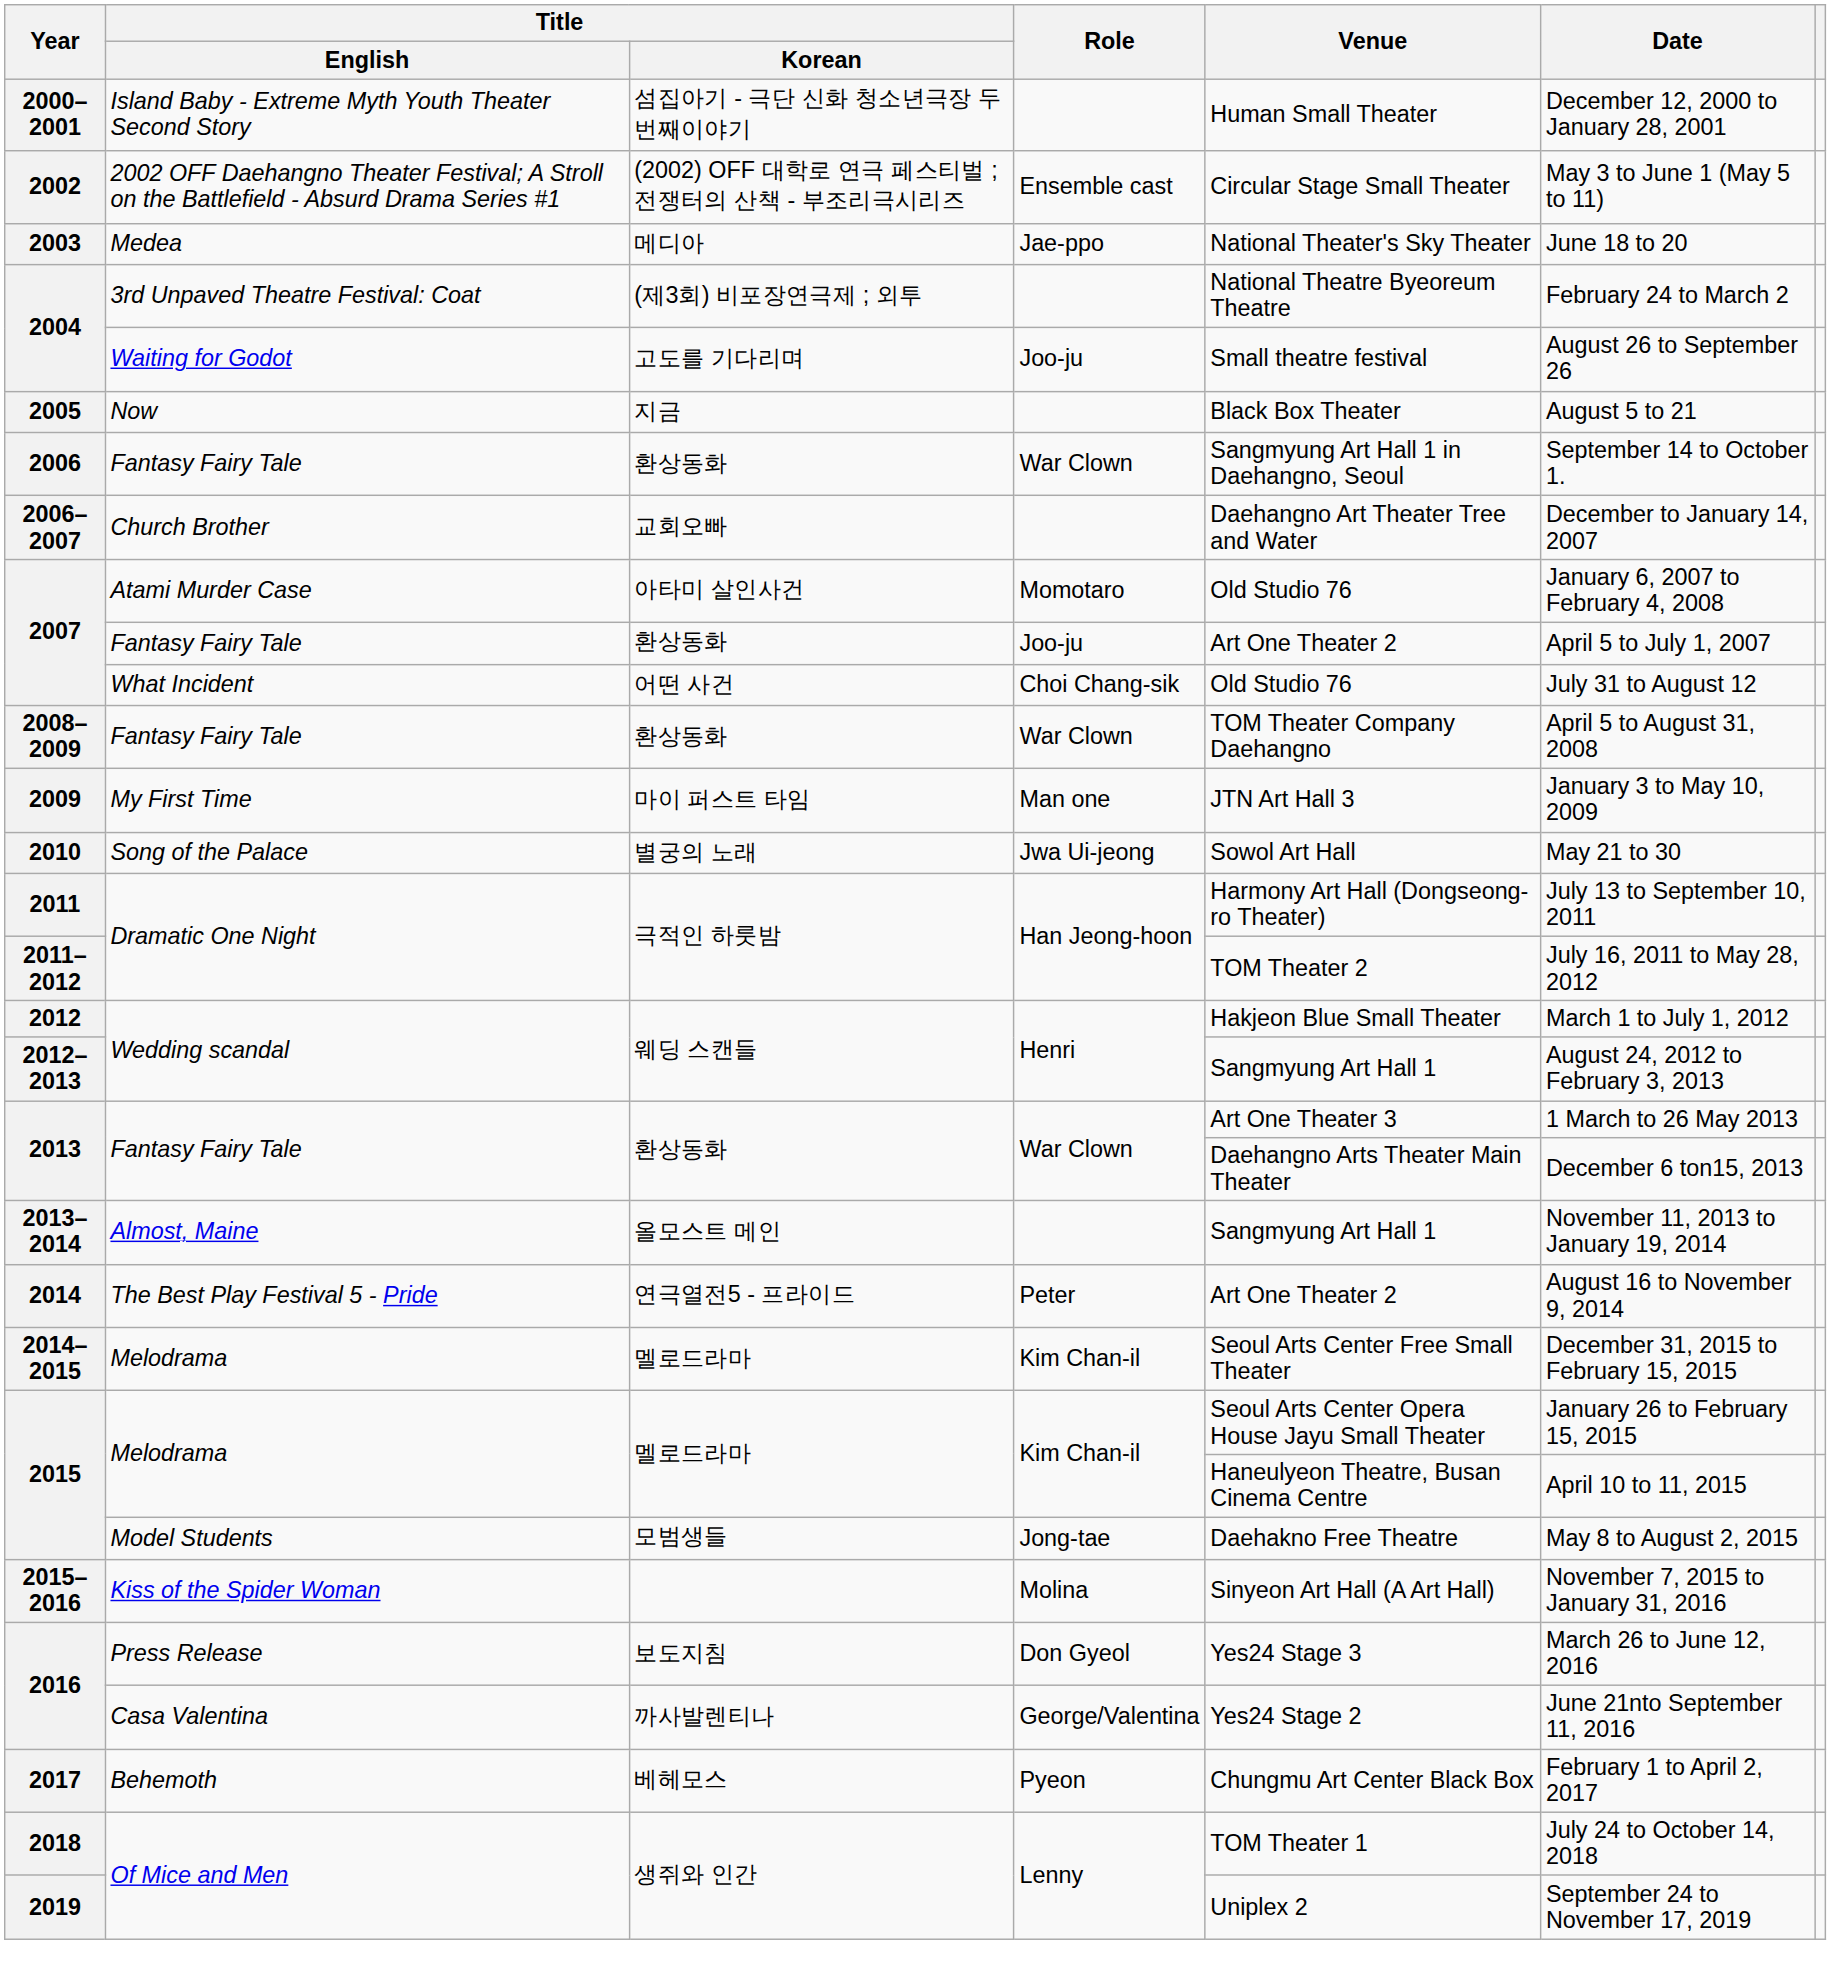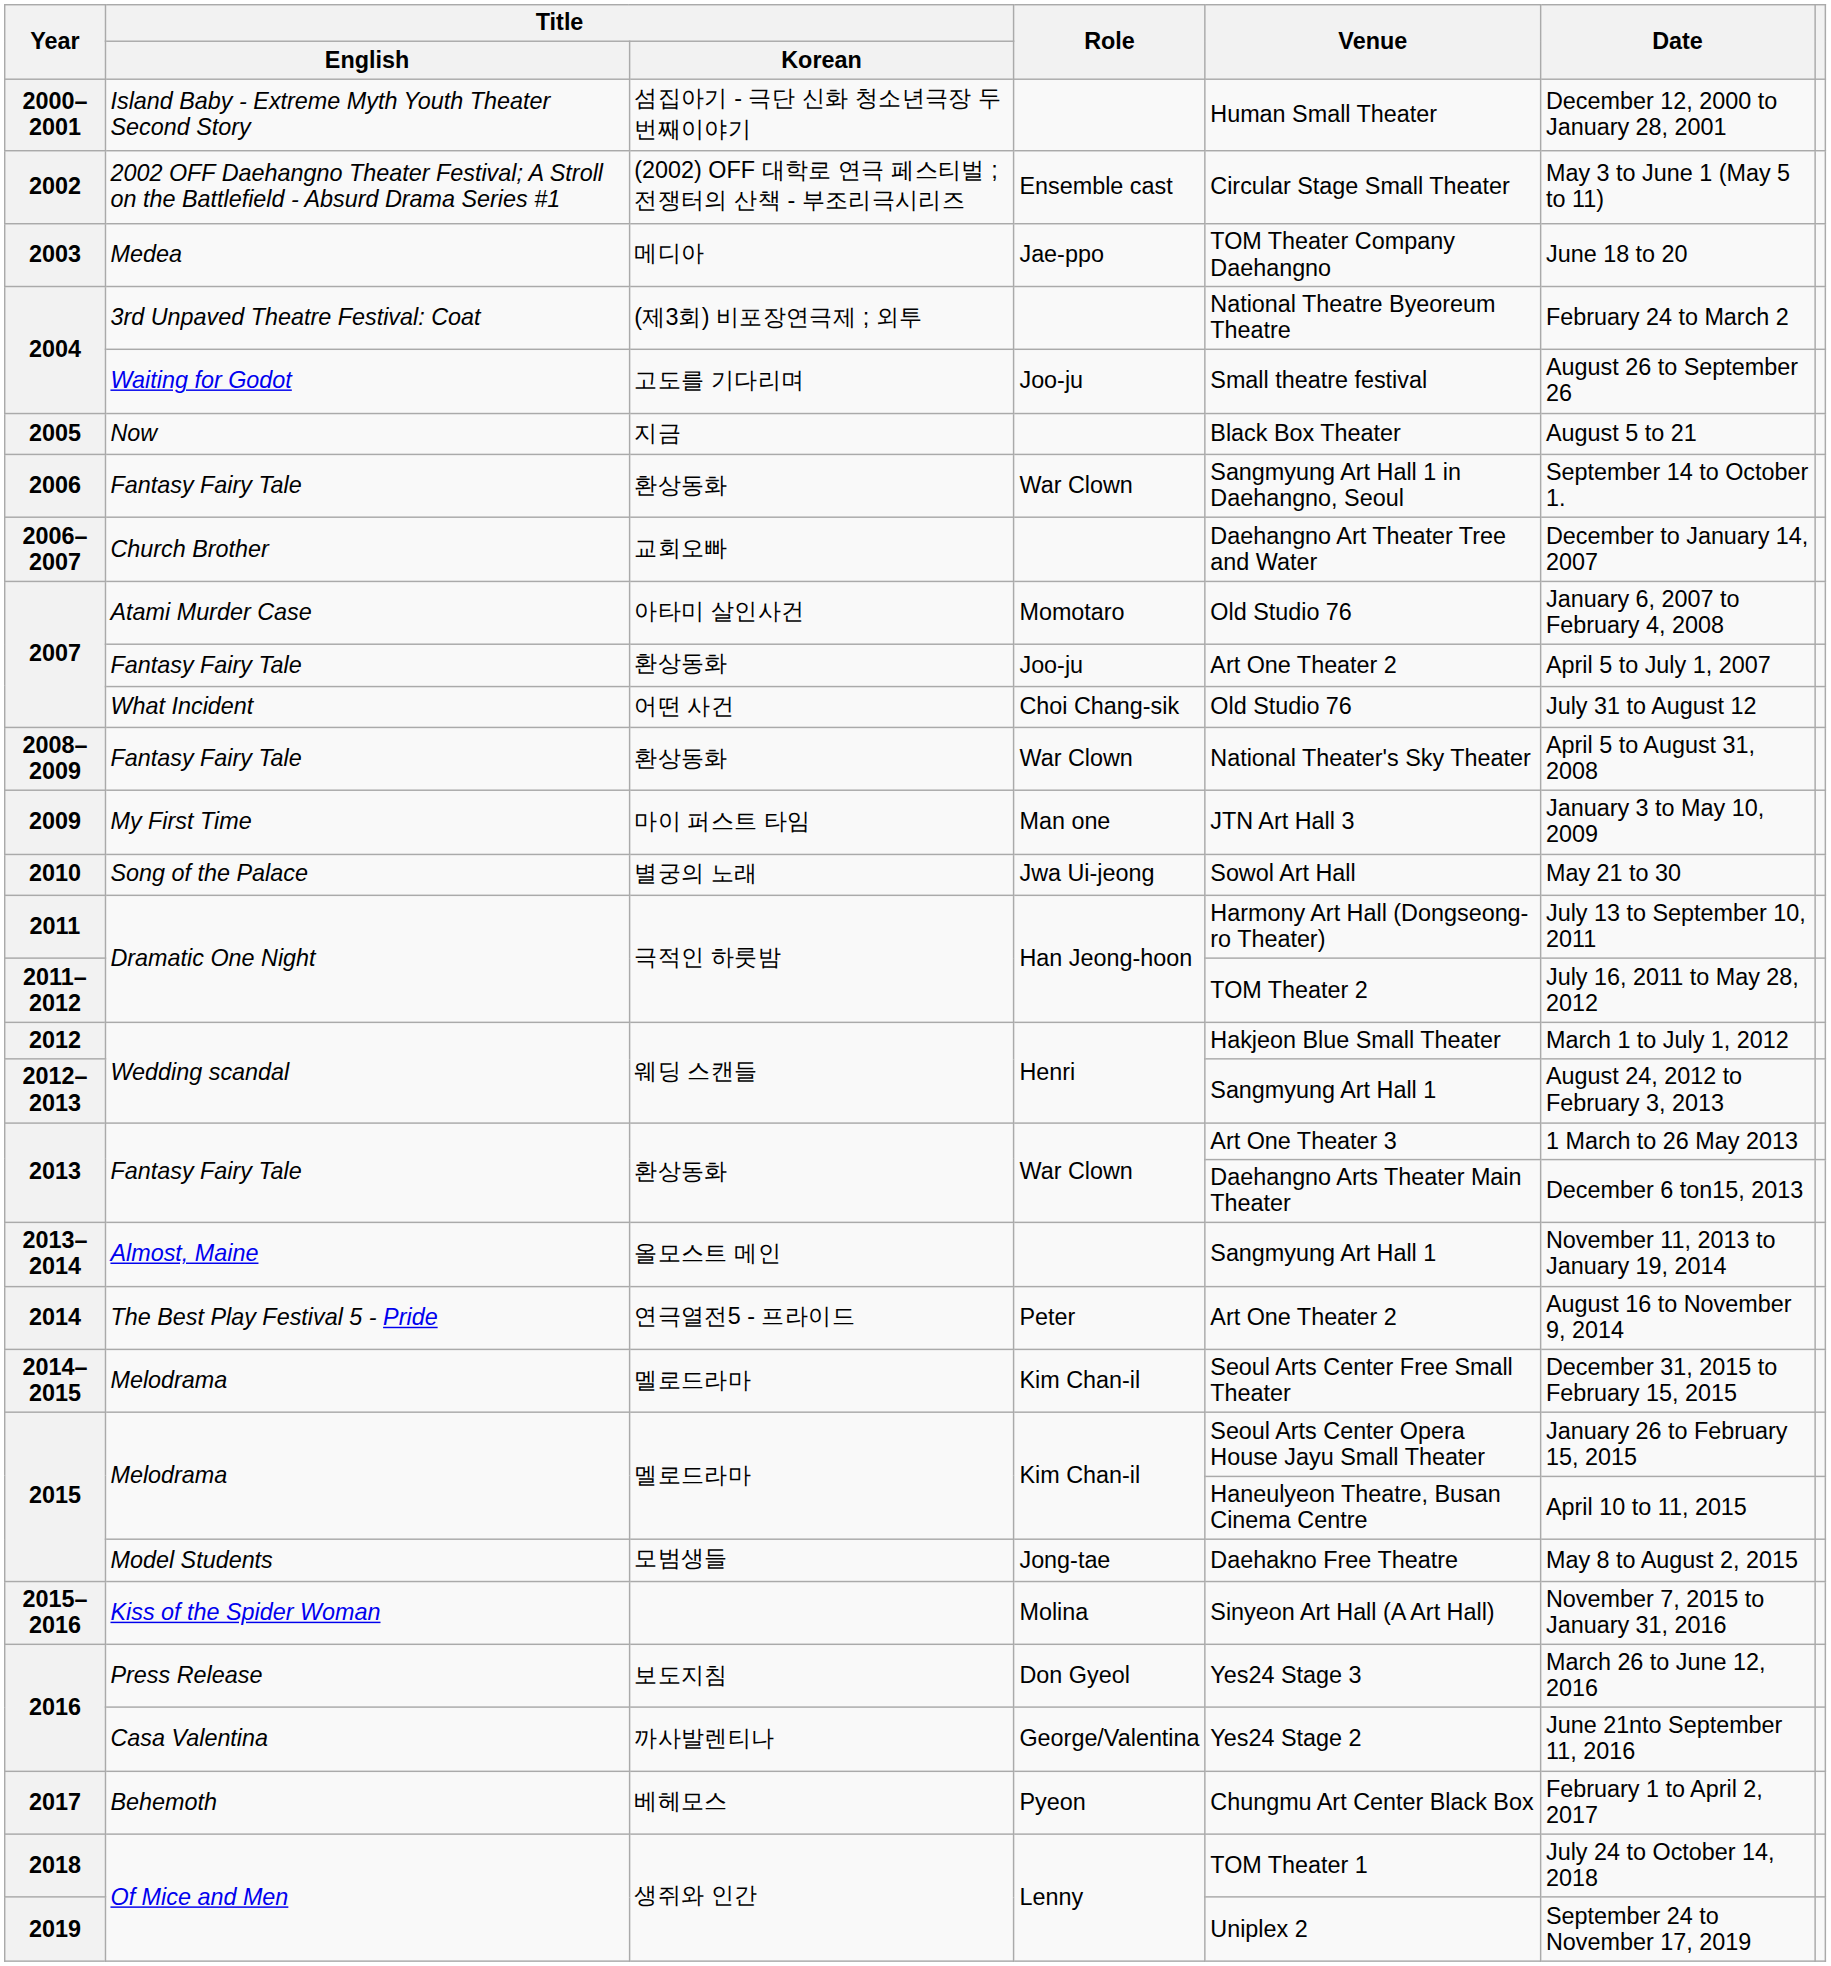(1371, 243) National Theater's Sky Theater -> (1333, 254) TOM Theater Company Daehangno
(1333, 736) TOM Theater Company Daehangno -> (1371, 758) National Theater's Sky Theater
